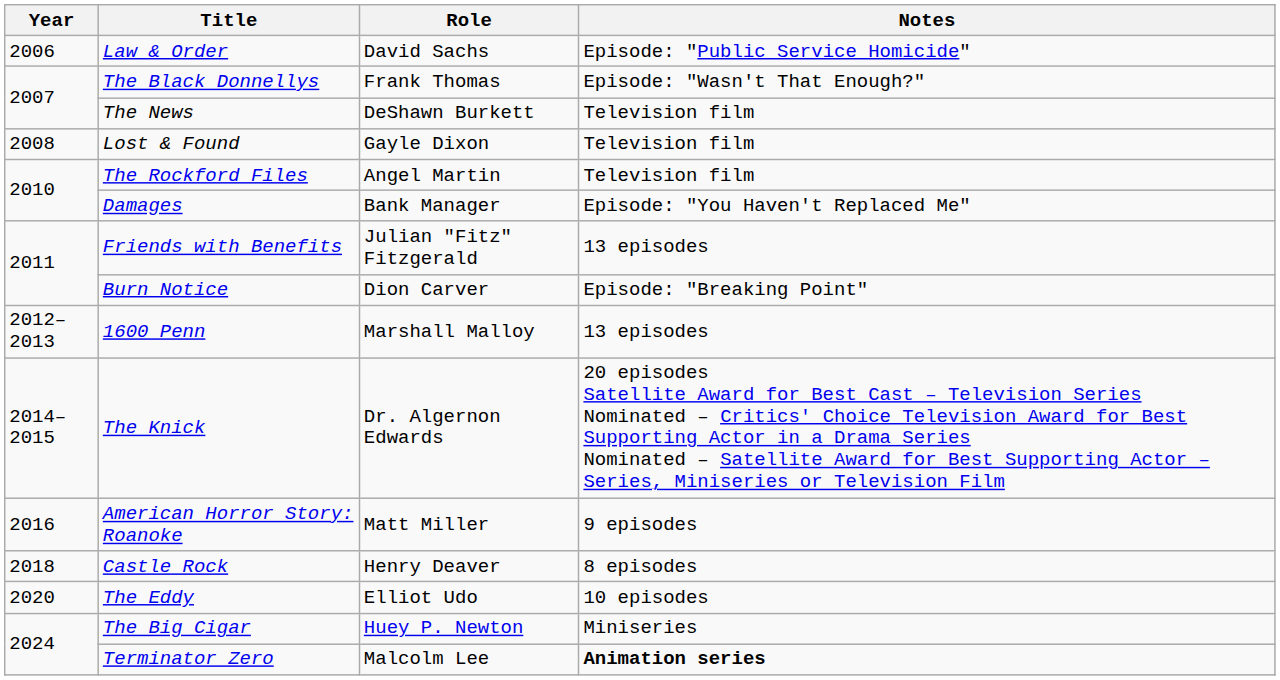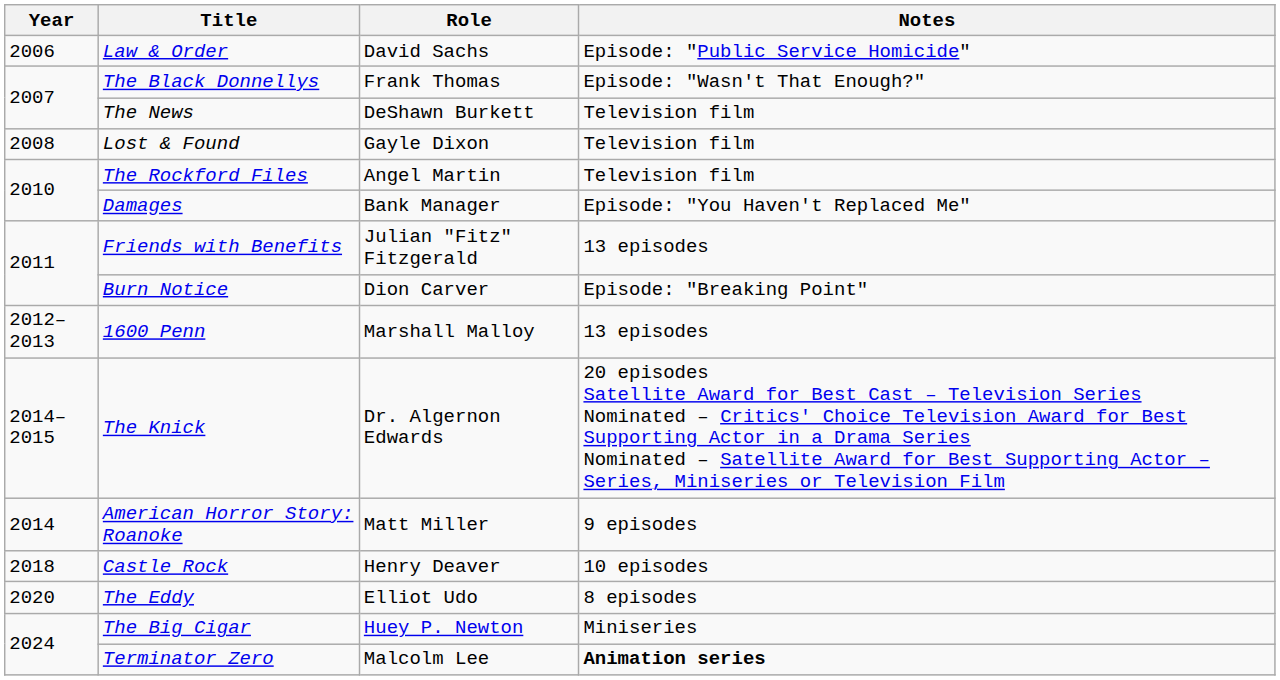(32, 525) 2016 -> (32, 525) 2014
(640, 567) 8 episodes -> (646, 567) 10 episodes
(646, 598) 10 episodes -> (640, 598) 8 episodes
